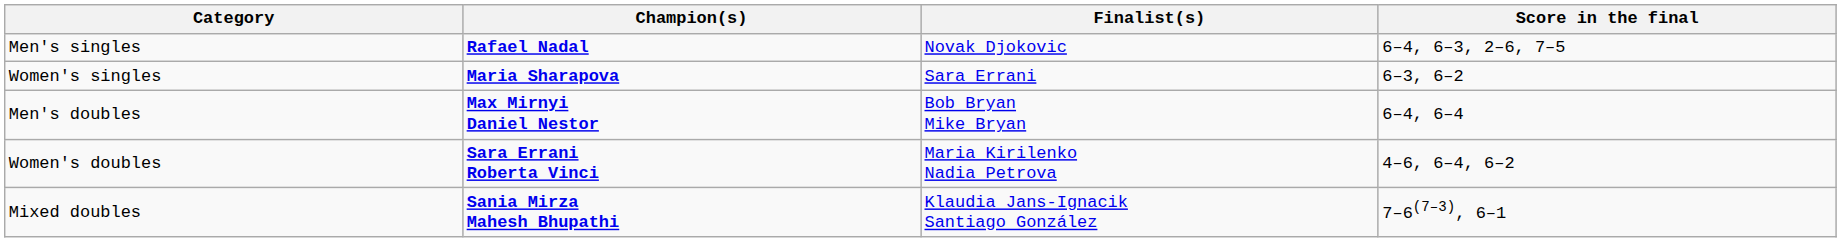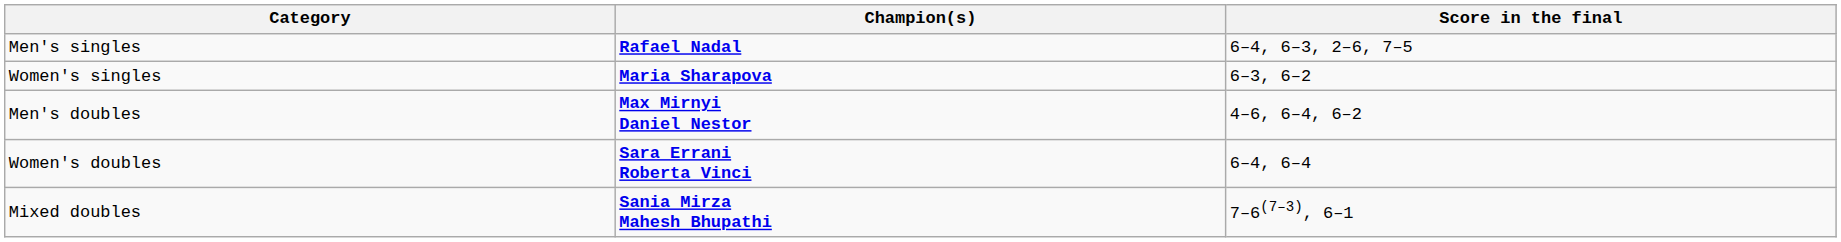- column: (1149, 19)
(1423, 114) 6–4, 6–4 -> (1296, 114) 4–6, 6–4, 6–2
(1448, 163) 4–6, 6–4, 6–2 -> (1270, 163) 6–4, 6–4
